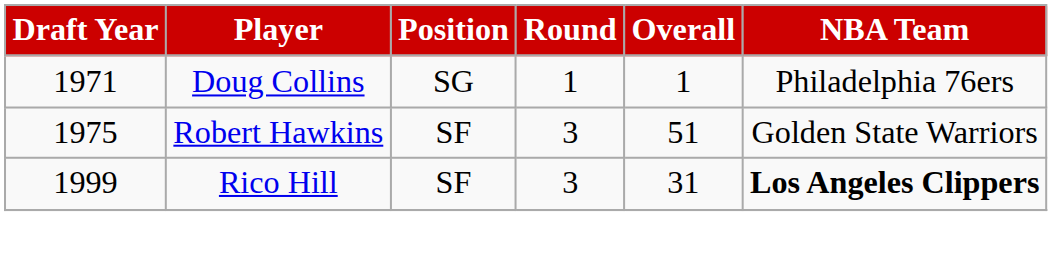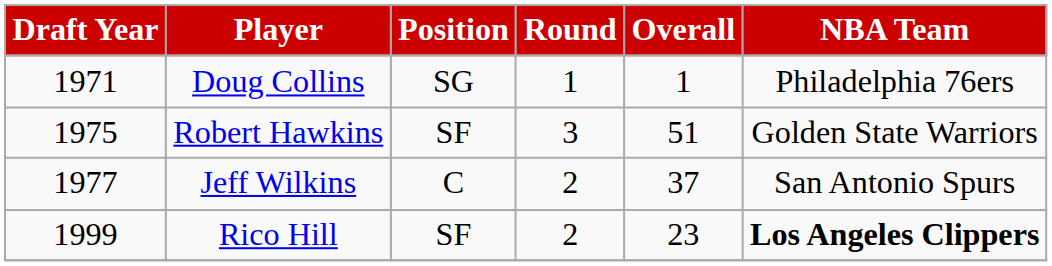+ row: (278, 183)
(570, 183) 3 -> (570, 234) 2
(683, 183) 31 -> (683, 234) 23
